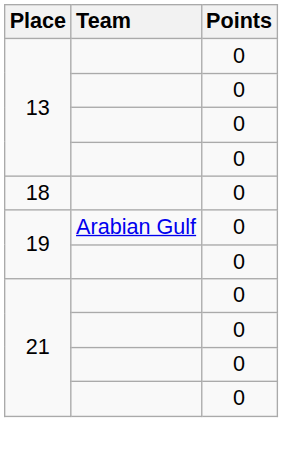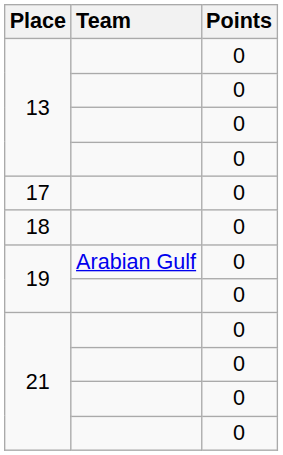+ row: (38, 192)
